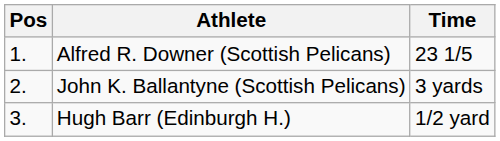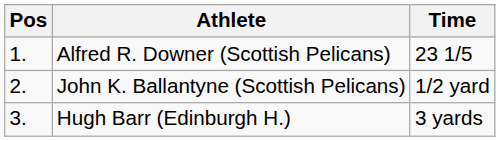(449, 86) 3 yards -> (452, 86) 1/2 yard
(452, 119) 1/2 yard -> (449, 119) 3 yards
